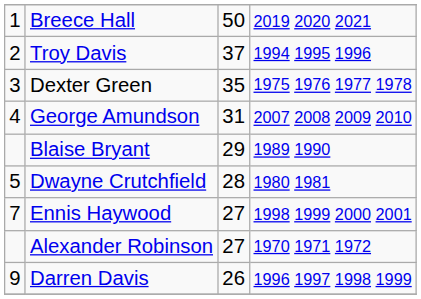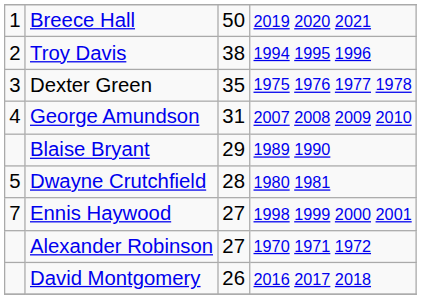(234, 52) 37 -> (234, 52) 38
- row: (89, 278)
+ row: (115, 278)
